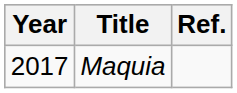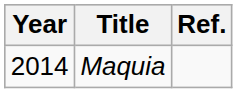(40, 66) 2017 -> (40, 66) 2014
